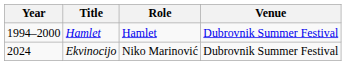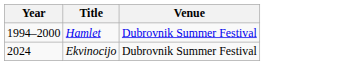- column: (160, 13)
